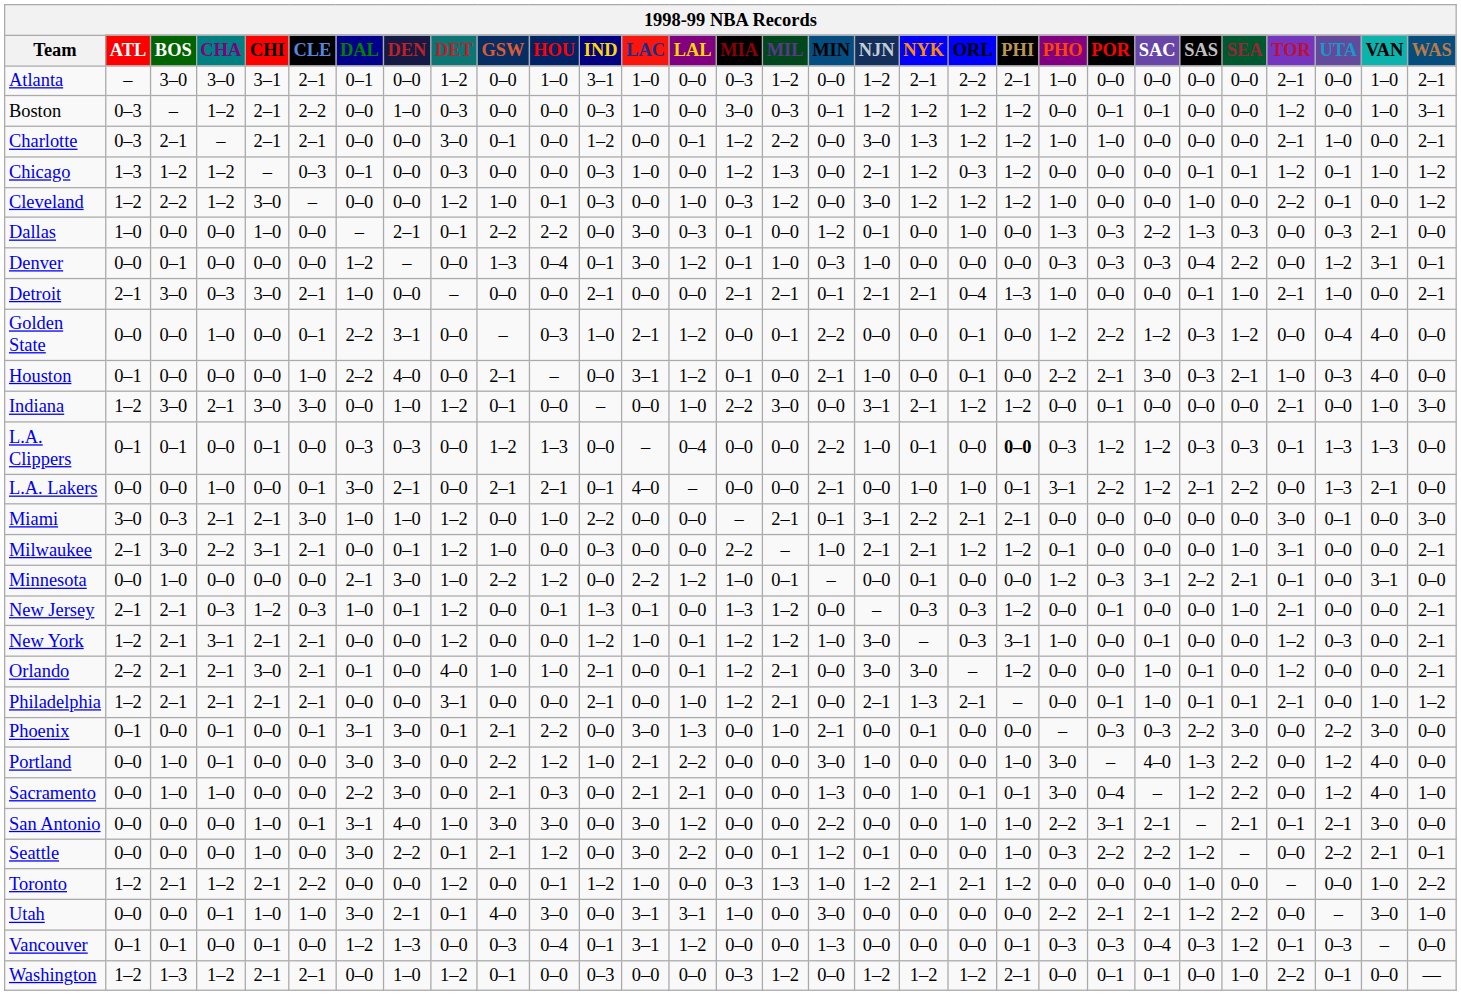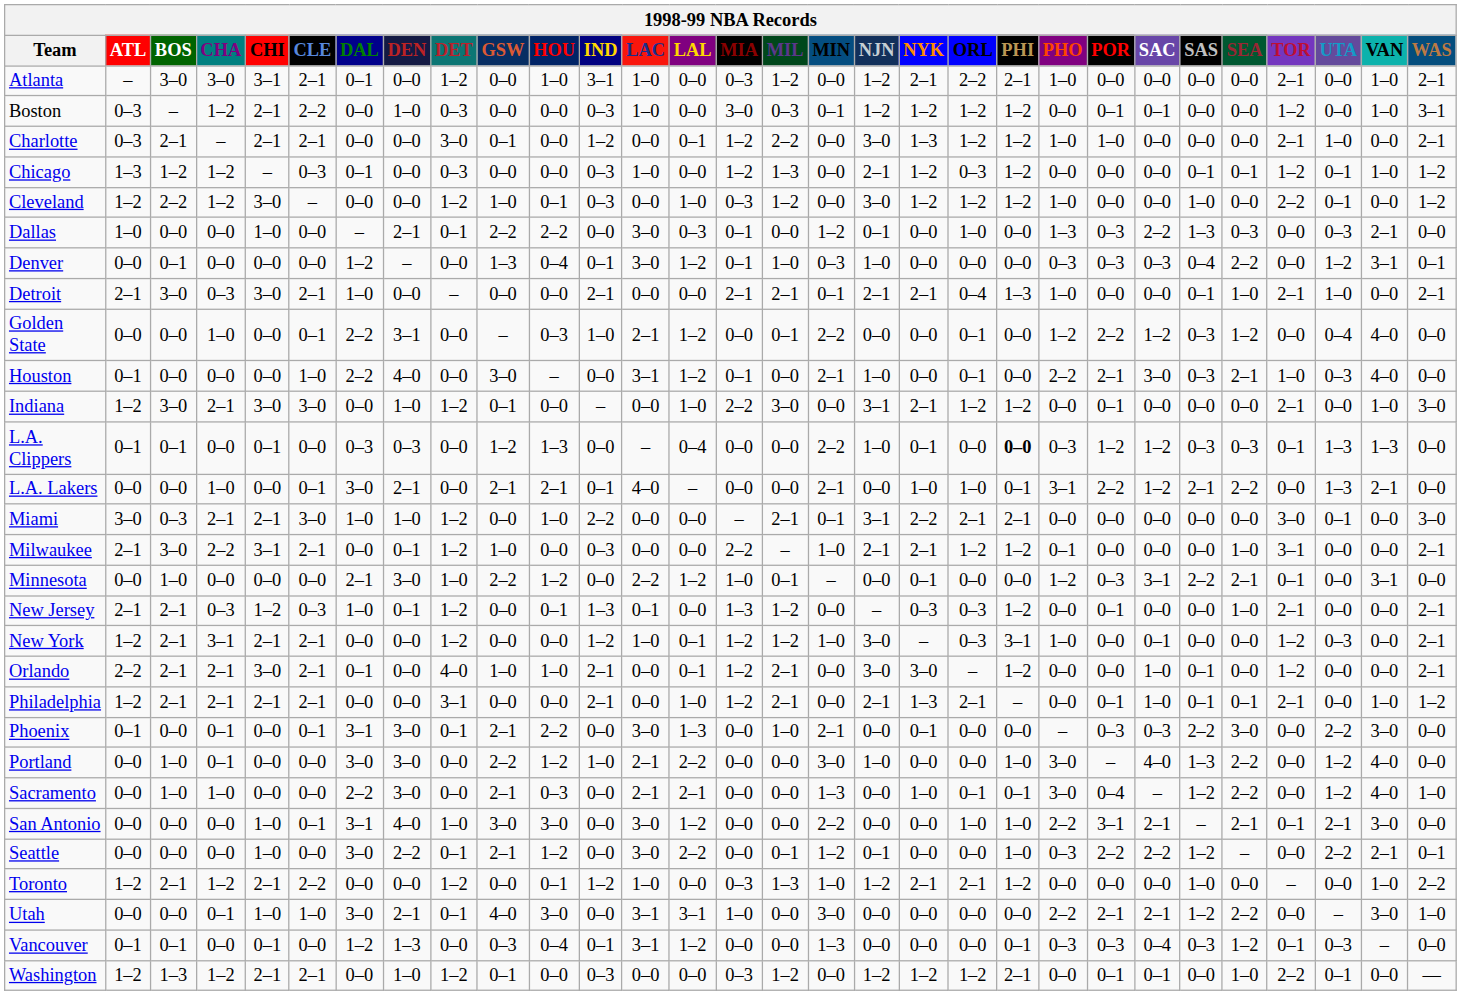(503, 376) 2–1 -> (503, 376) 3–0
